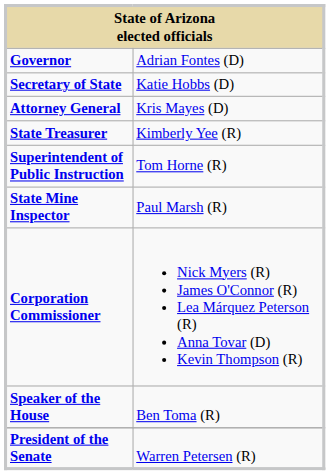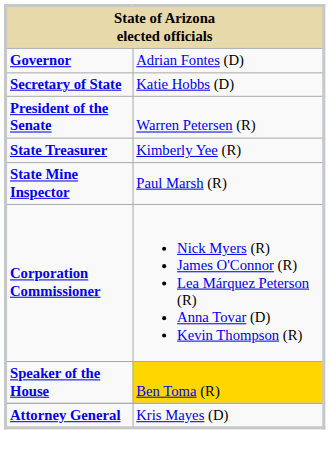rows swapped: (65, 109) <-> (59, 448)
- row: (67, 166)
(178, 415) no background -> (178, 391) gold background
